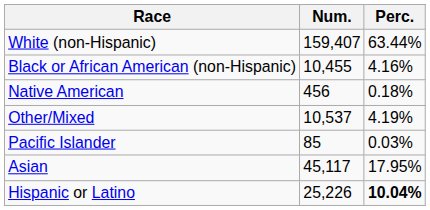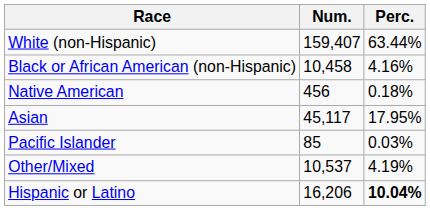(328, 67) 10,455 -> (328, 67) 10,458
rows swapped: (28, 167) <-> (51, 117)
(328, 192) 25,226 -> (328, 192) 16,206
